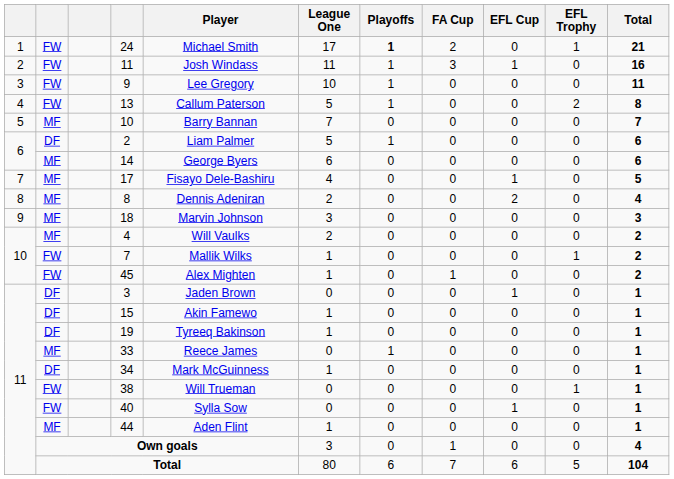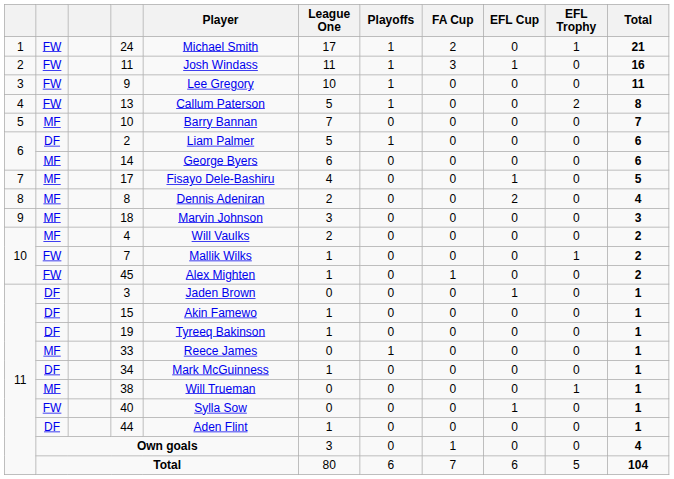(391, 46) bold -> (391, 46) normal
(52, 389) FW -> (52, 389) MF
(52, 427) MF -> (52, 427) DF
